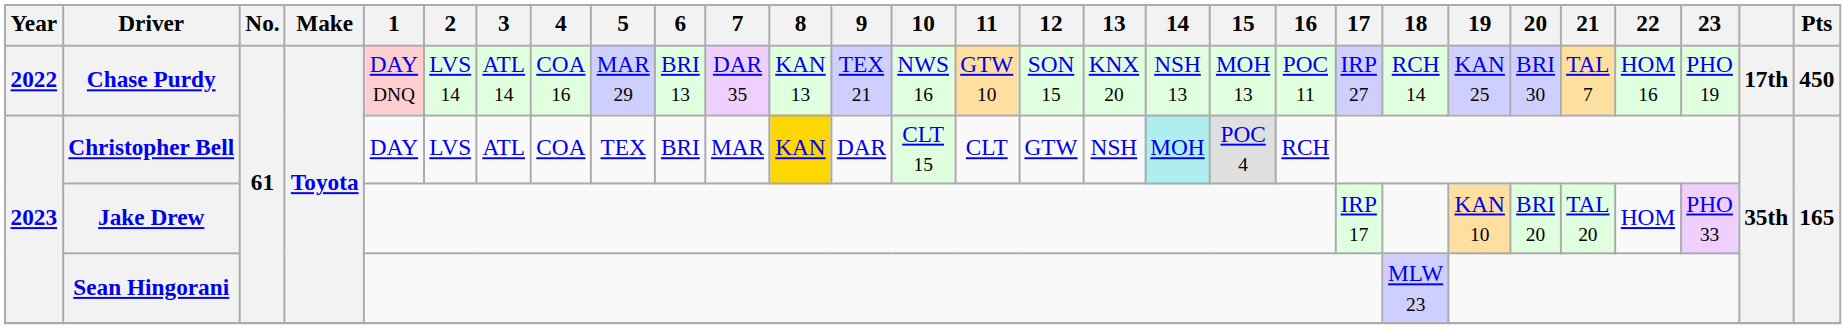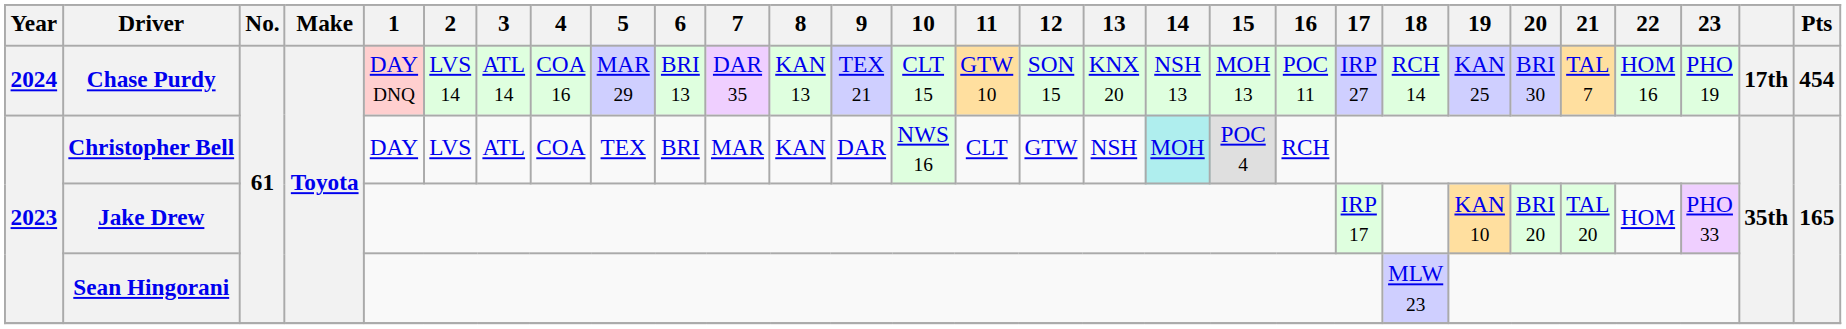(34, 79) 2022 -> (34, 79) 2024
(923, 78) NWS 16 -> (923, 78) CLT 15
(1817, 79) 450 -> (1817, 79) 454
(800, 148) gold background -> (800, 148) no background
(923, 147) CLT 15 -> (923, 147) NWS 16
